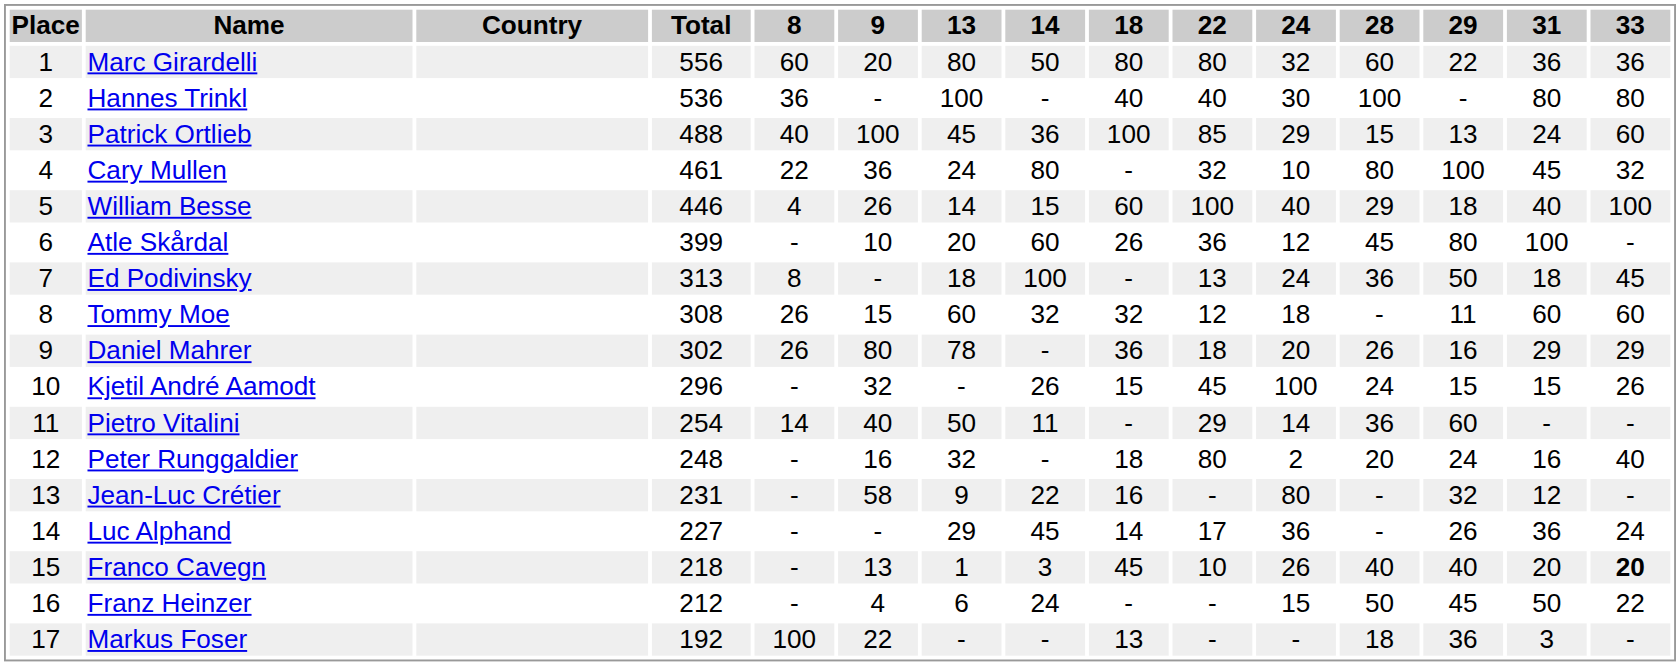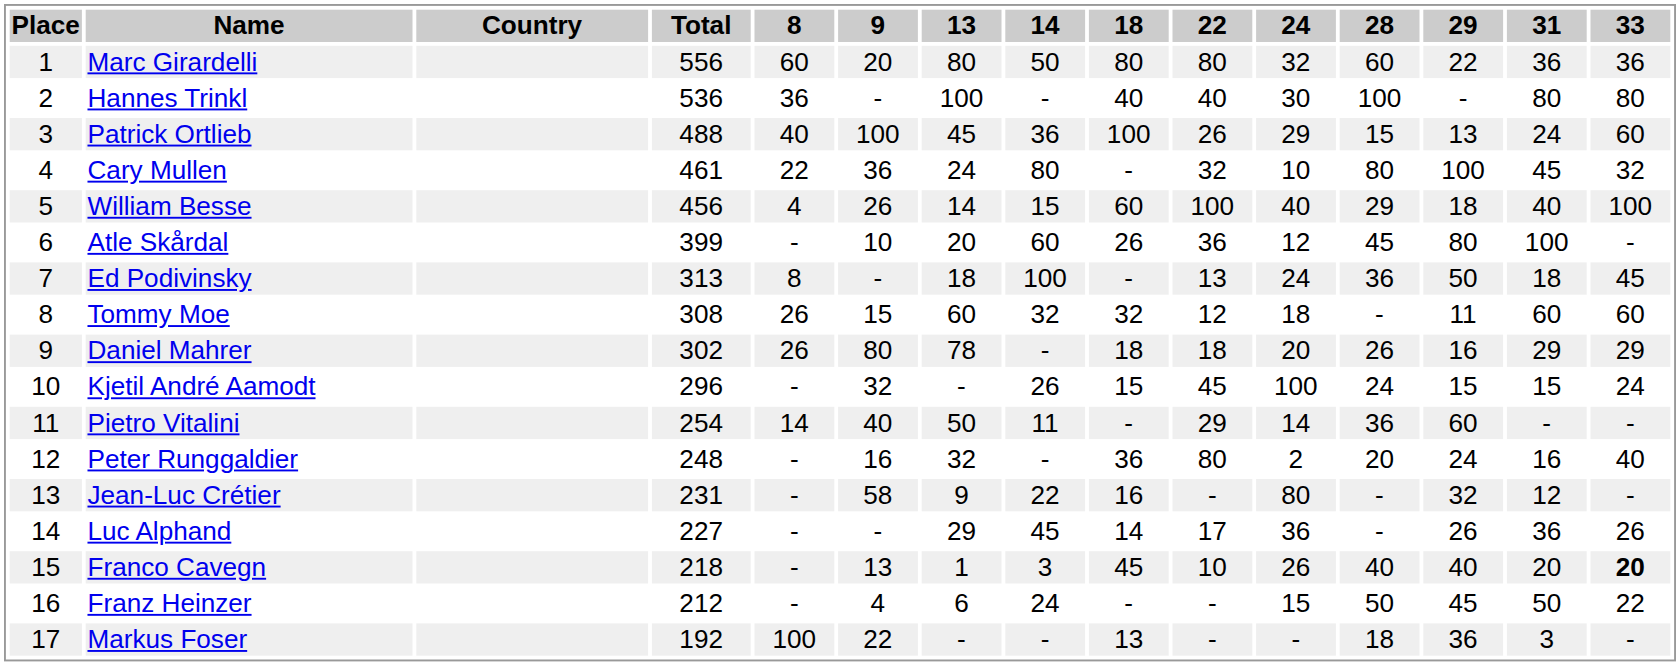(1212, 134) 85 -> (1212, 134) 26
(701, 206) 446 -> (701, 206) 456
(1129, 351) 36 -> (1129, 351) 18
(1630, 387) 26 -> (1630, 387) 24
(1129, 459) 18 -> (1129, 459) 36
(1630, 531) 24 -> (1630, 531) 26
